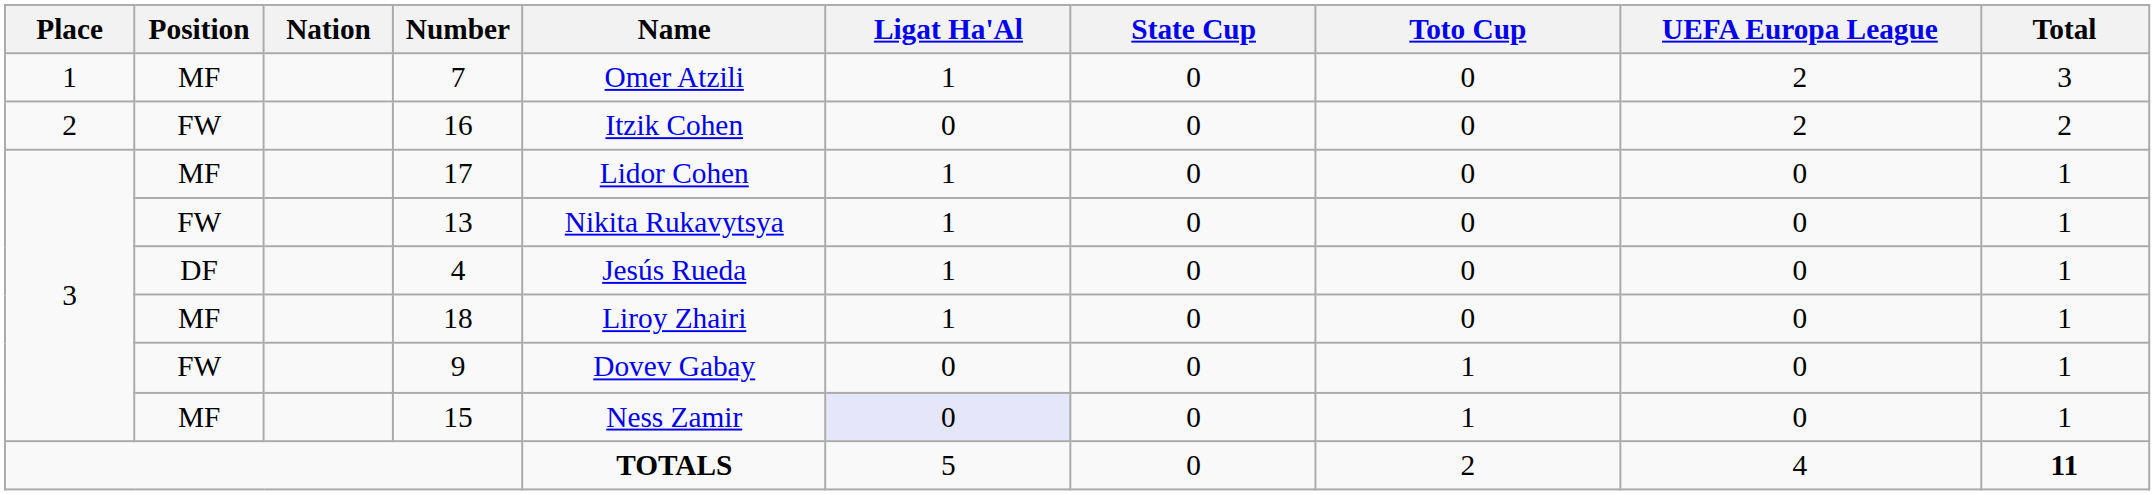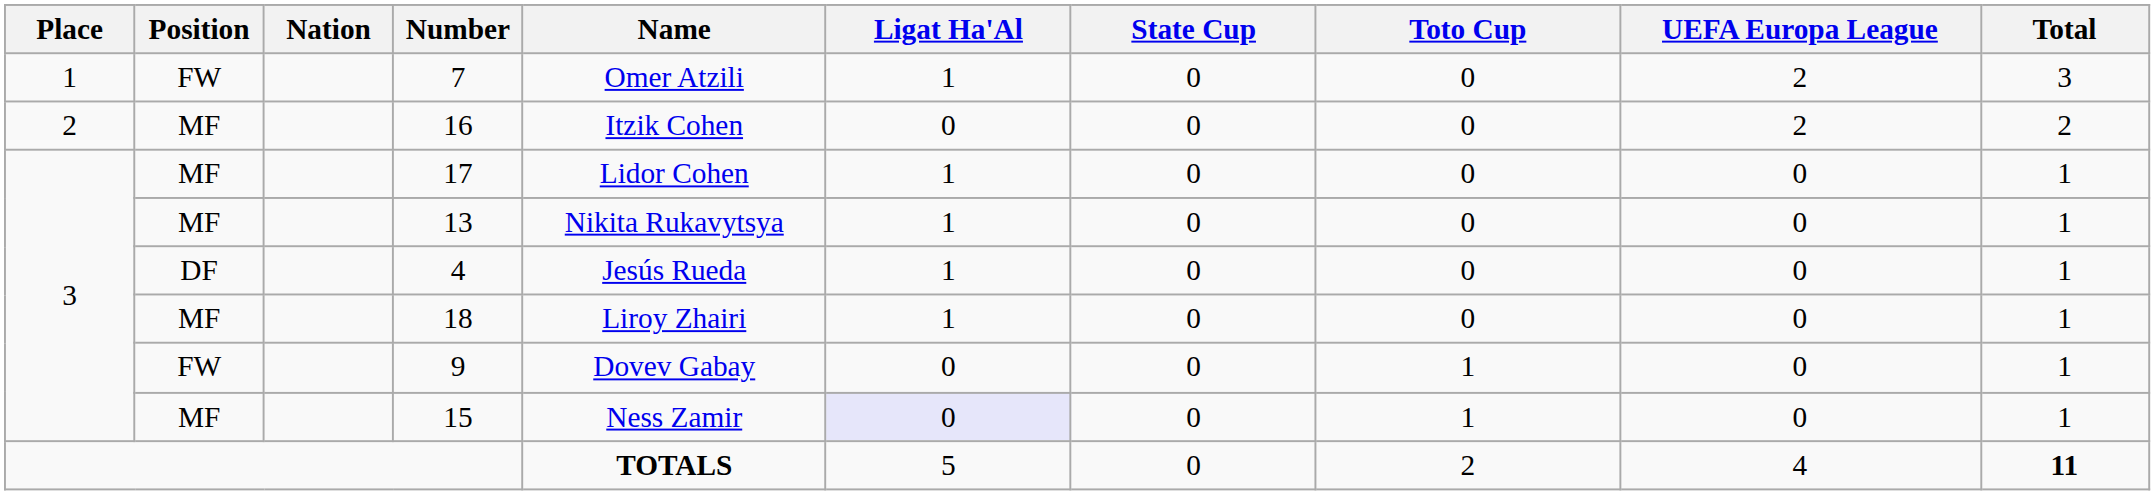(199, 77) MF -> (199, 77) FW
(199, 125) FW -> (199, 125) MF
(199, 222) FW -> (199, 222) MF
